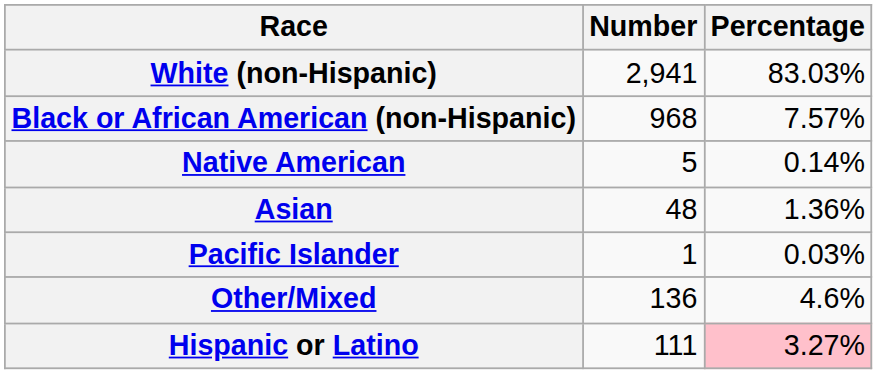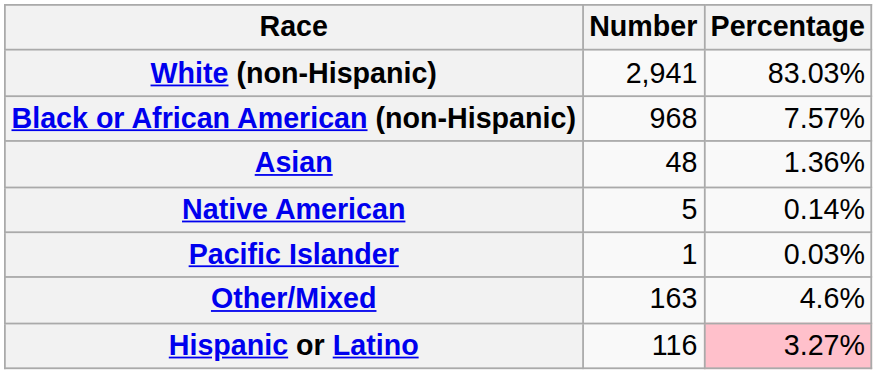rows swapped: (294, 163) <-> (294, 208)
(673, 299) 136 -> (673, 299) 163
(676, 345) 111 -> (675, 345) 116
